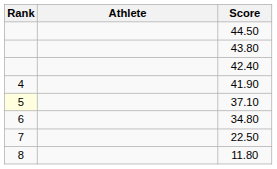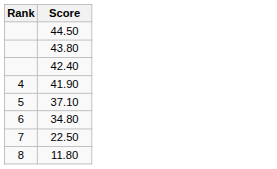- column: (128, 13)
(21, 102) lightyellow background -> (21, 102) no background
